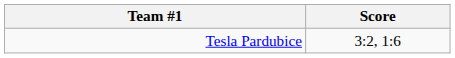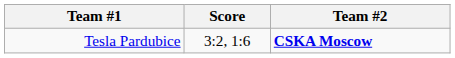+ column: (360, 16)
